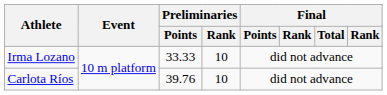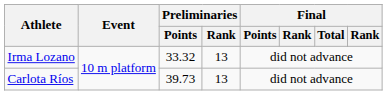(180, 57) 33.33 -> (180, 57) 33.32
(221, 57) 10 -> (221, 57) 13
(180, 79) 39.76 -> (180, 79) 39.73
(221, 79) 10 -> (221, 79) 13
